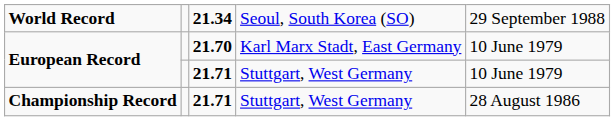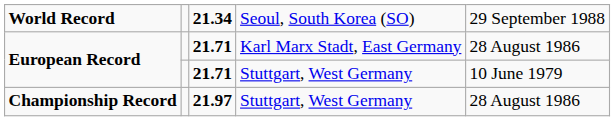(212, 45) 21.70 -> (212, 45) 21.71
(516, 45) 10 June 1979 -> (525, 45) 28 August 1986
(212, 101) 21.71 -> (212, 101) 21.97
